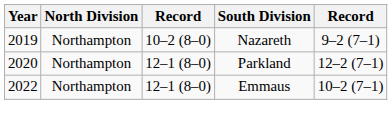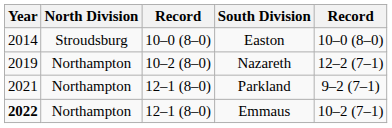+ row: (264, 39)
(351, 39) 9–2 (7–1) -> (351, 63) 12–2 (7–1)
(23, 63) 2020 -> (23, 87) 2021
(351, 63) 12–2 (7–1) -> (351, 87) 9–2 (7–1)
(23, 87) normal -> (23, 110) bold
